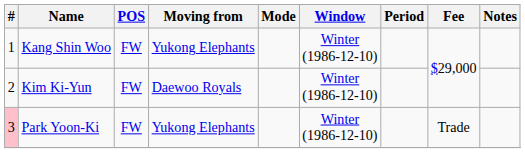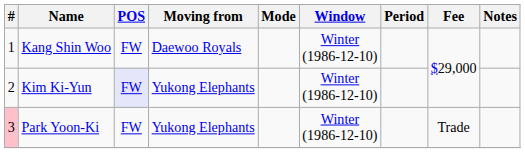(203, 48) Yukong Elephants -> (196, 48) Daewoo Royals
(131, 88) no background -> (131, 88) lavender background
(196, 88) Daewoo Royals -> (203, 88) Yukong Elephants
